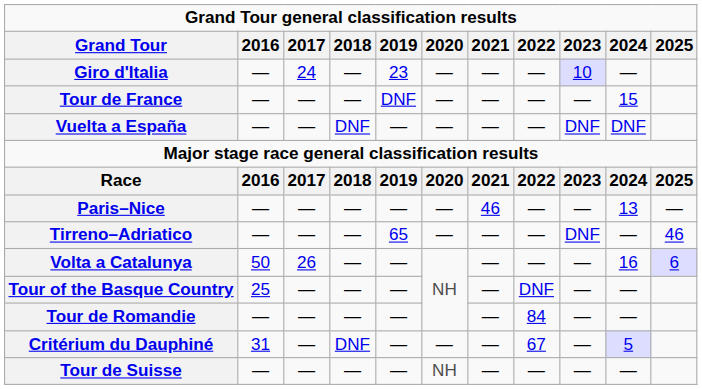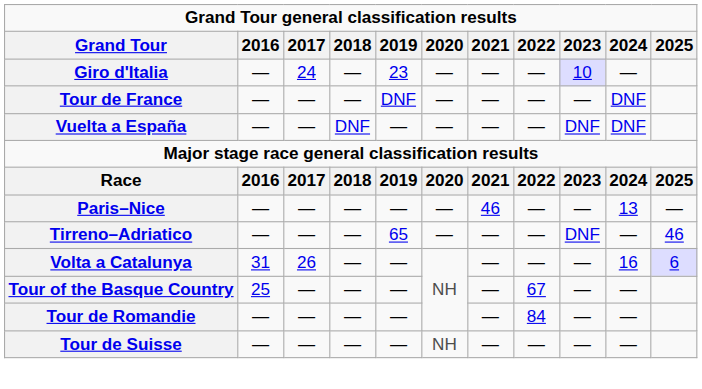(628, 99) 15 -> (628, 99) DNF
(261, 262) 50 -> (261, 262) 31
(536, 289) DNF -> (536, 289) 67
- row: (121, 343)
